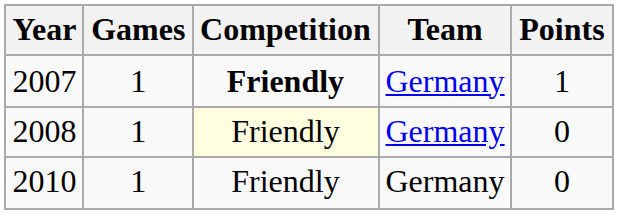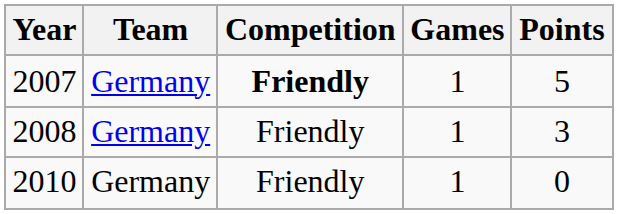columns swapped: (445, 29) <-> (138, 29)
(562, 80) 1 -> (562, 80) 5
(285, 131) lightyellow background -> (310, 131) no background
(562, 131) 0 -> (562, 131) 3
